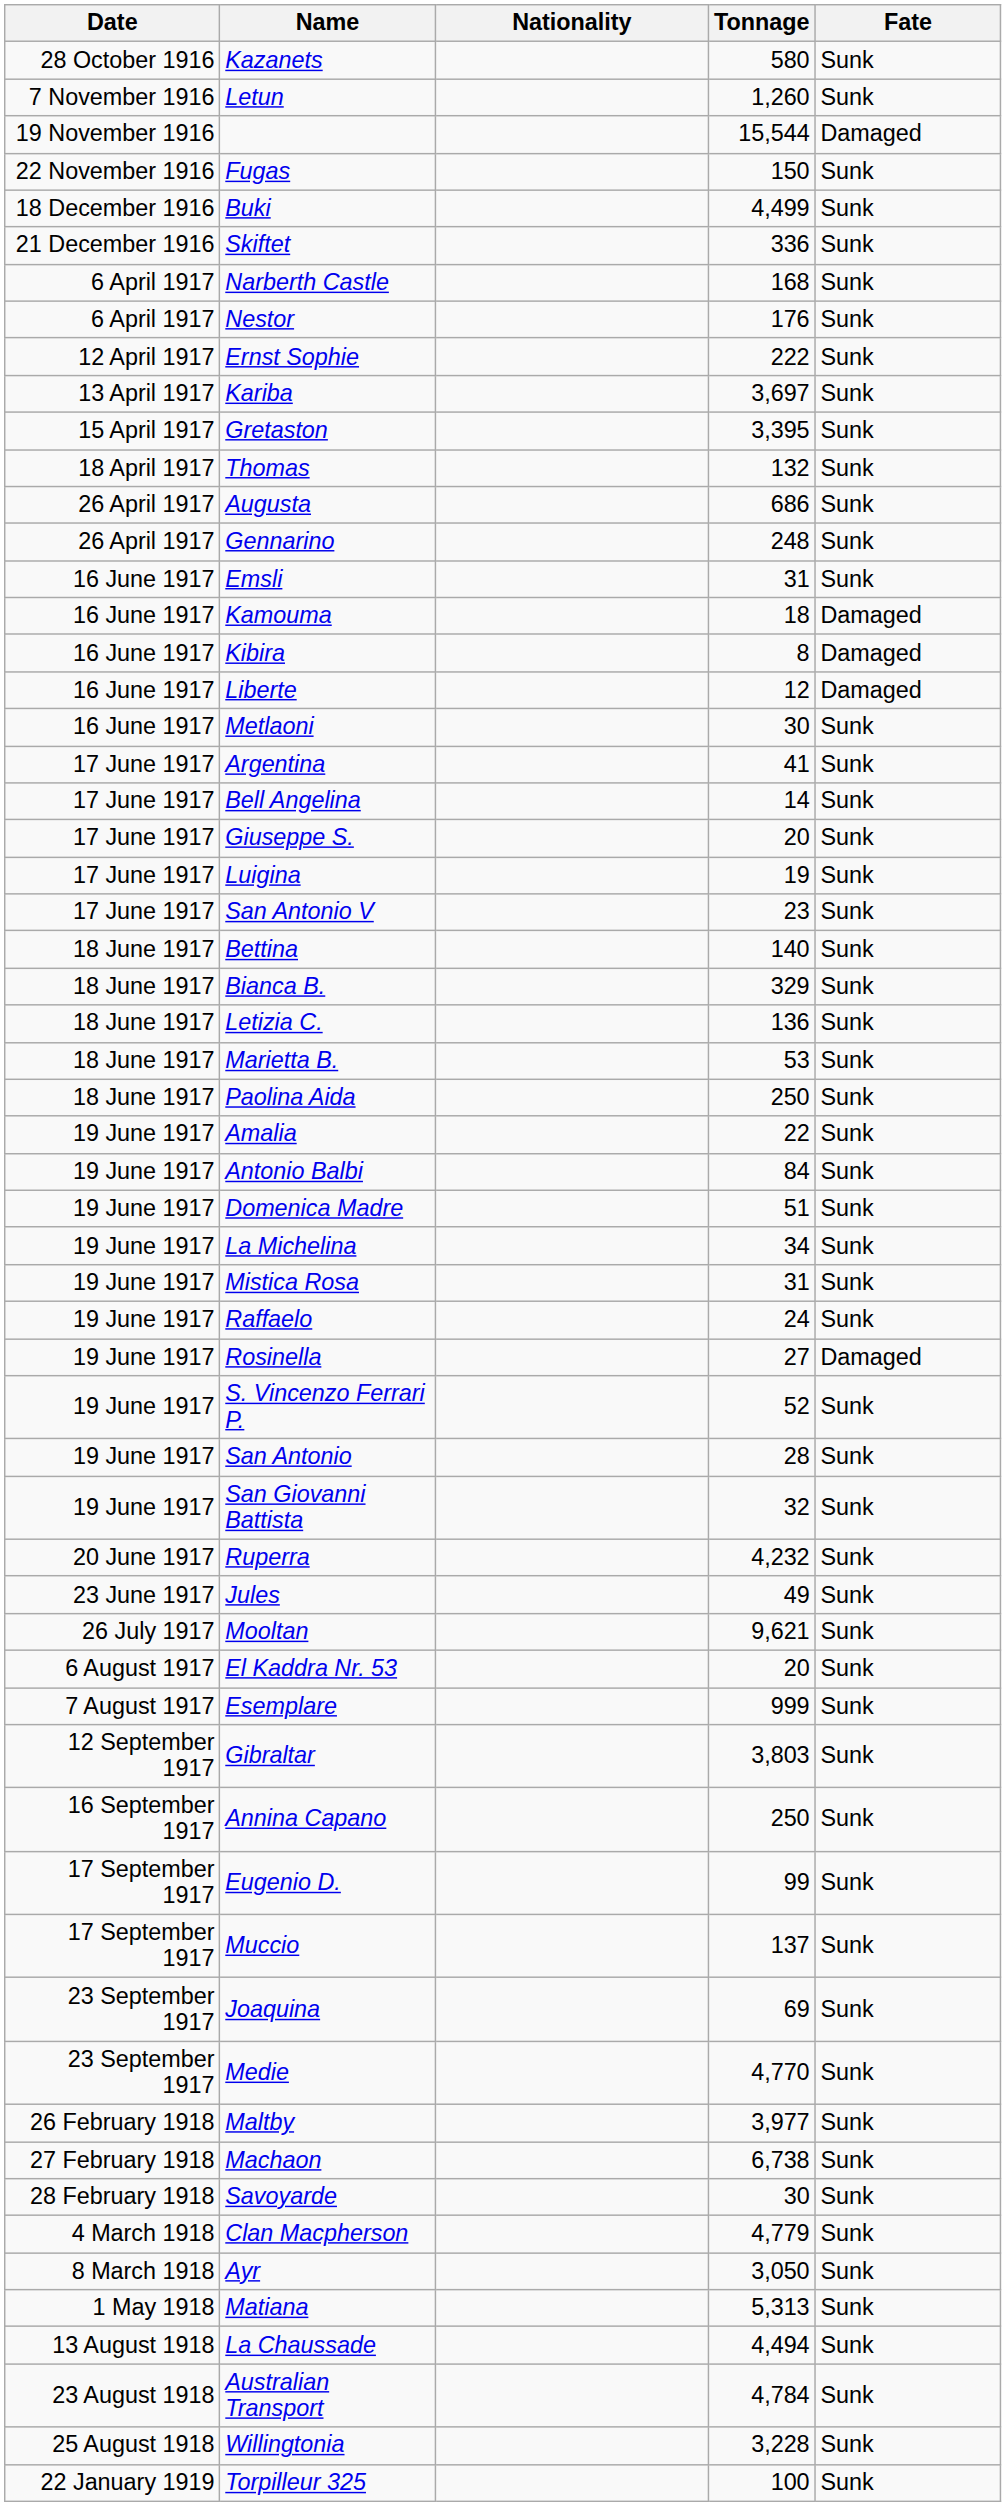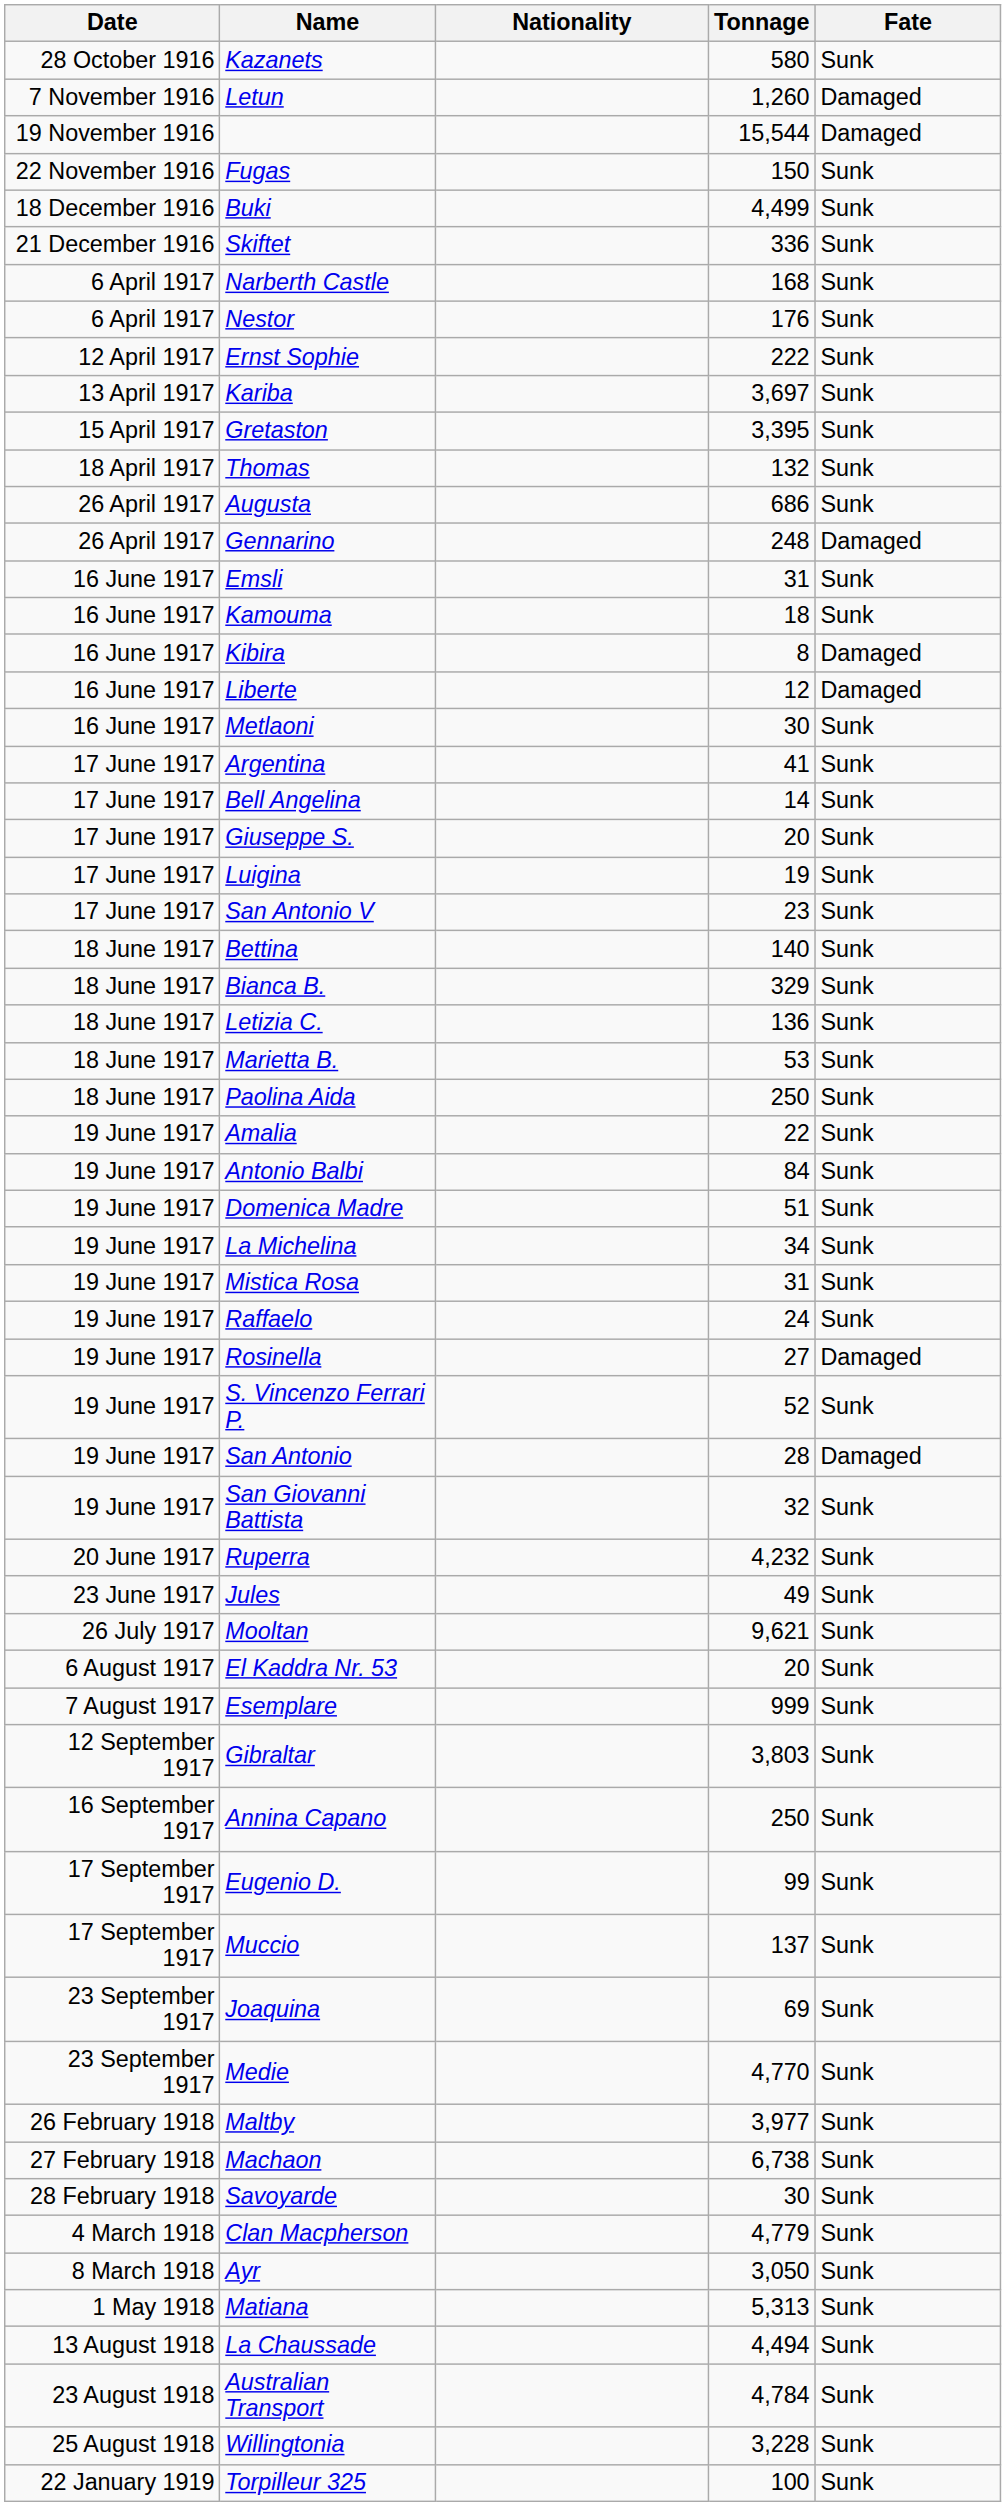(847, 97) Sunk -> (871, 97) Damaged
(847, 541) Sunk -> (871, 541) Damaged
(871, 615) Damaged -> (847, 615) Sunk
(847, 1457) Sunk -> (871, 1457) Damaged
